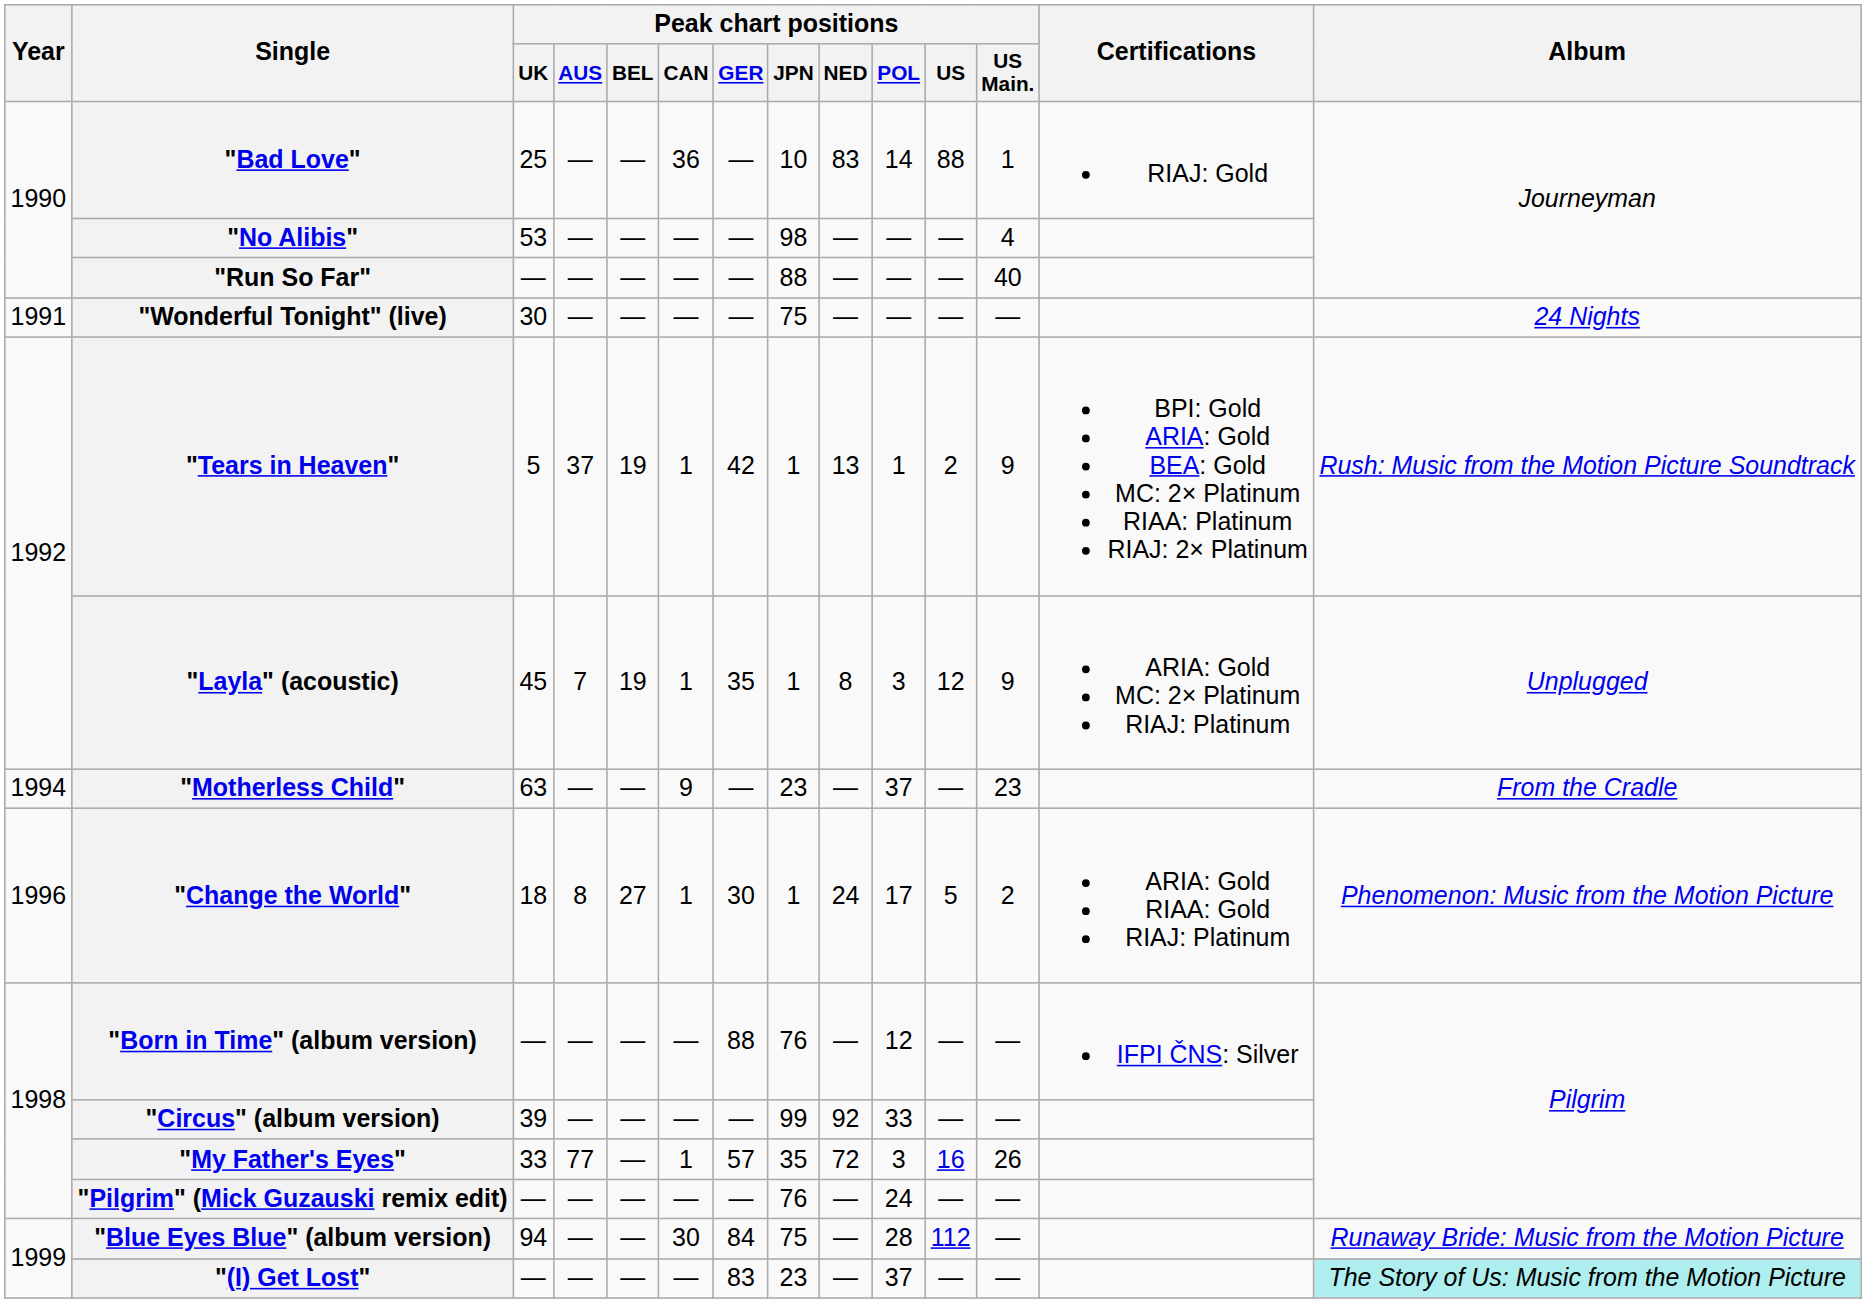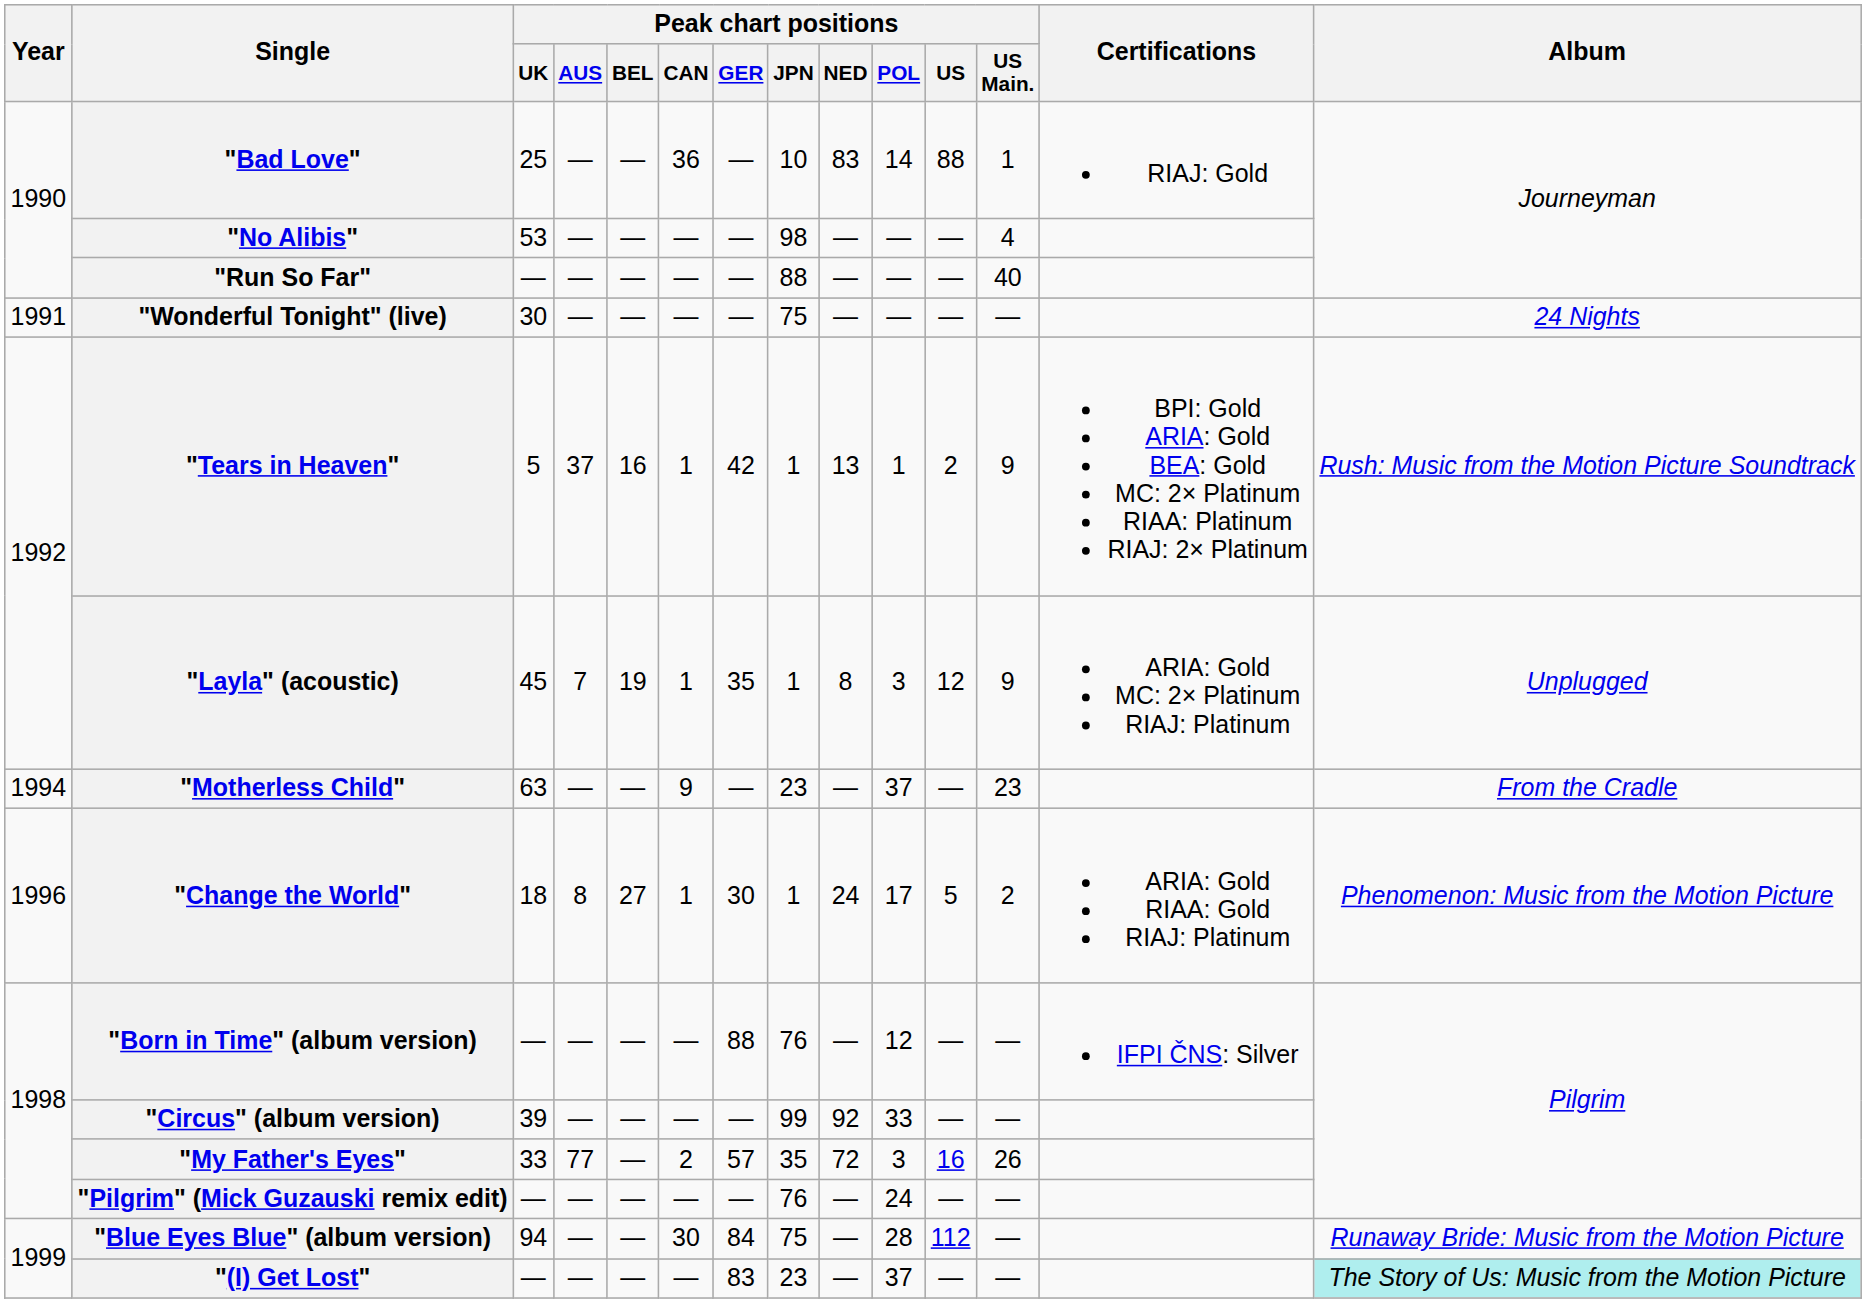(633, 466) 19 -> (633, 466) 16
(686, 1159) 1 -> (686, 1159) 2
